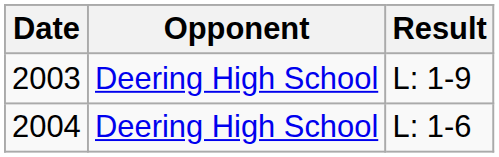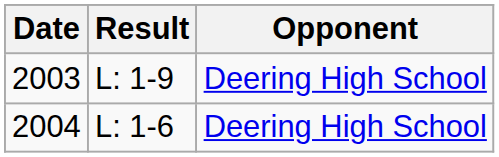columns swapped: (237, 28) <-> (440, 28)
